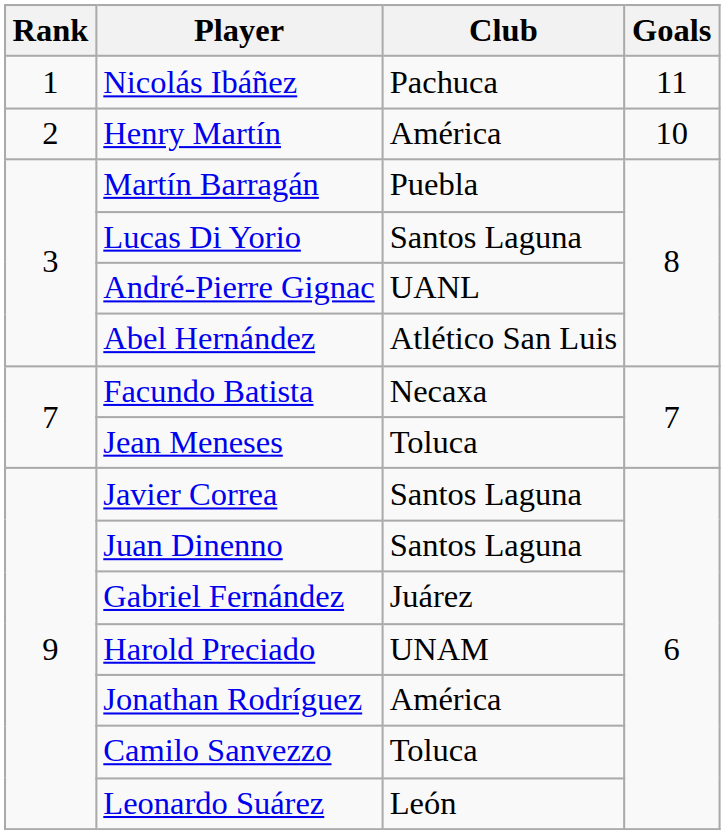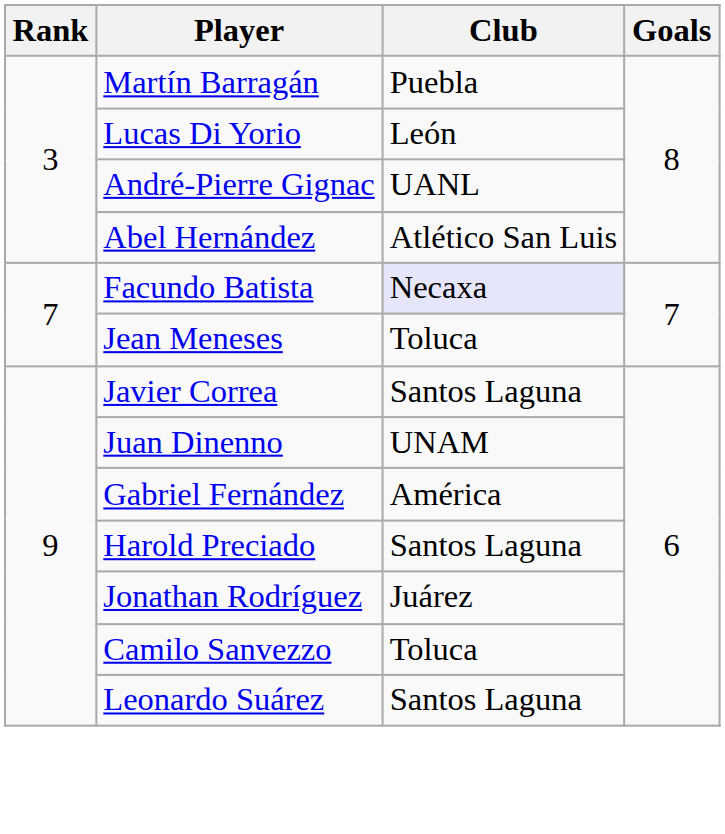- row: (200, 81)
- row: (192, 133)
(486, 236) Santos Laguna -> (423, 133) León
(438, 390) no background -> (438, 287) lavender background
(486, 545) Santos Laguna -> (439, 442) UNAM
(431, 596) Juárez -> (446, 493) América
(439, 648) UNAM -> (486, 545) Santos Laguna
(446, 699) América -> (431, 596) Juárez
(423, 802) León -> (486, 699) Santos Laguna
